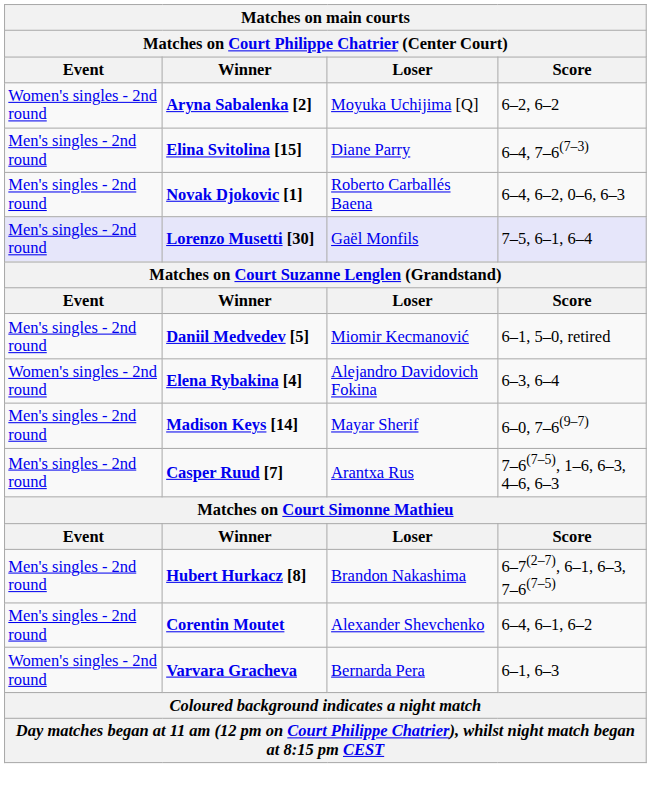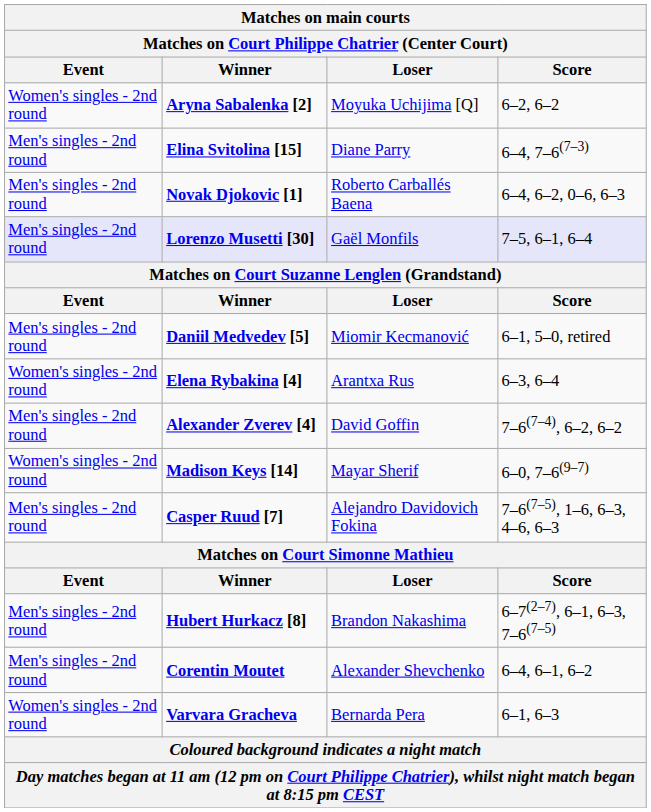(405, 380) Alejandro Davidovich Fokina -> (373, 380) Arantxa Rus
+ row: (241, 425)
(72, 425) Men's singles - 2nd round -> (83, 470) Women's singles - 2nd round
(373, 472) Arantxa Rus -> (405, 517) Alejandro Davidovich Fokina
